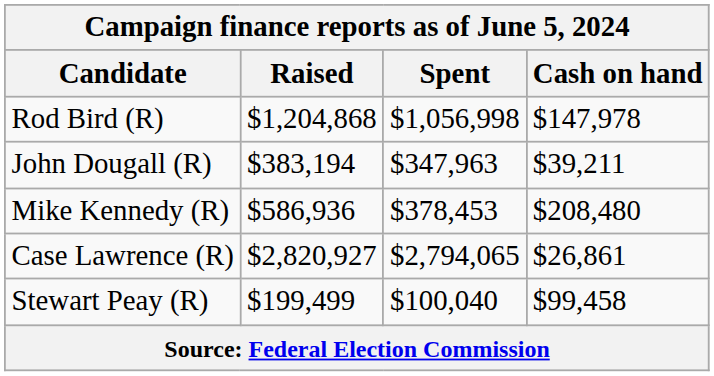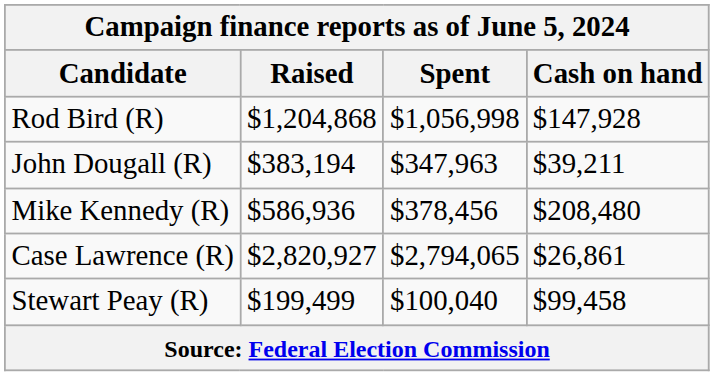(587, 118) $147,978 -> (587, 118) $147,928
(444, 210) $378,453 -> (444, 210) $378,456
